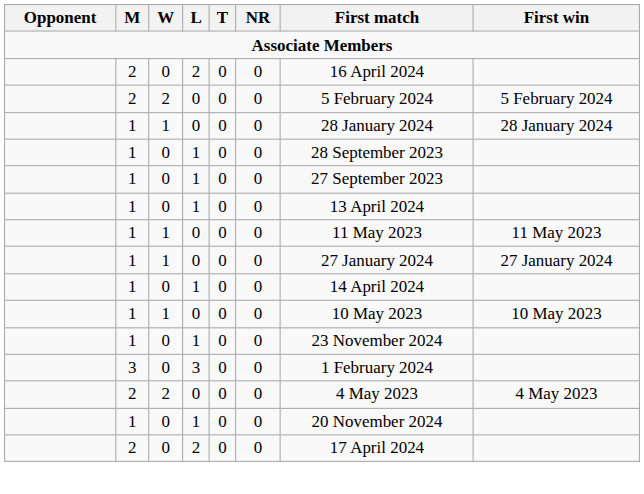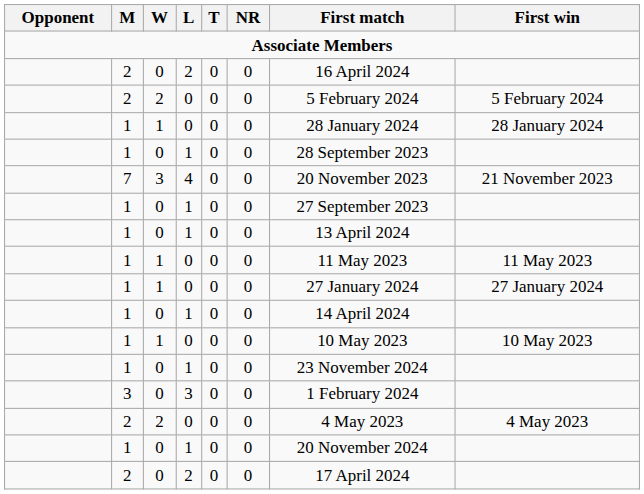+ row: (127, 179)
